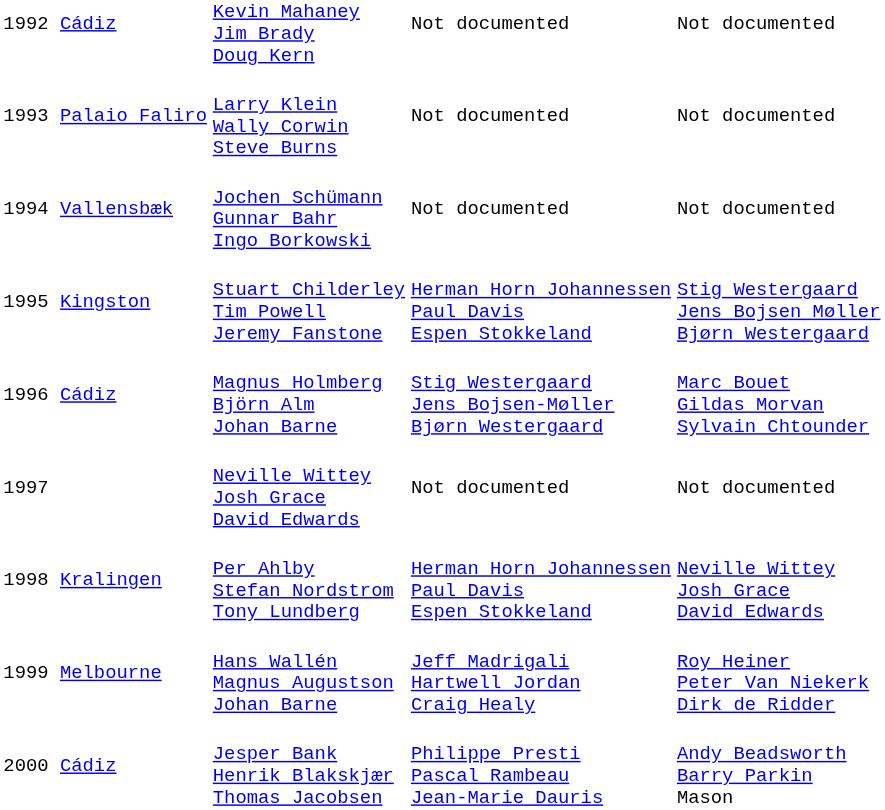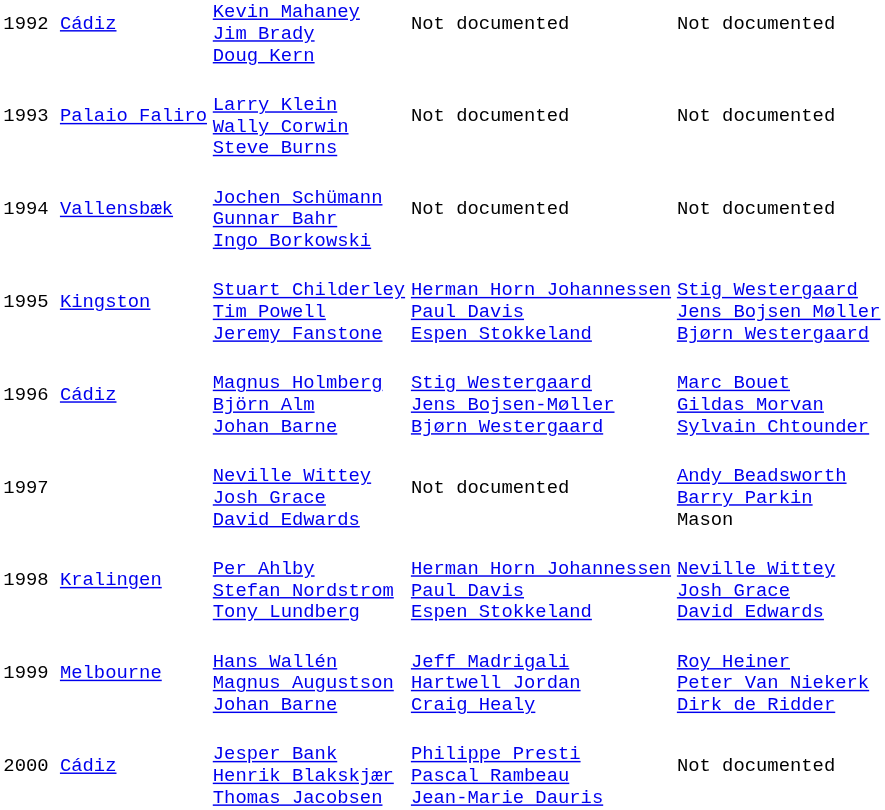(756, 487) Not documented -> (762, 498) Andy Beadsworth Barry Parkin Mason
(762, 776) Andy Beadsworth Barry Parkin Mason -> (756, 765) Not documented
